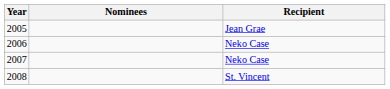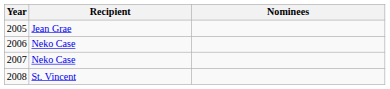columns swapped: (304, 12) <-> (126, 12)
